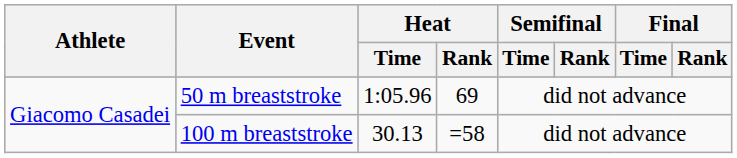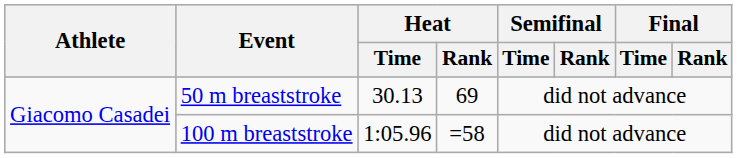(397, 96) 1:05.96 -> (397, 96) 30.13
(397, 133) 30.13 -> (397, 133) 1:05.96
